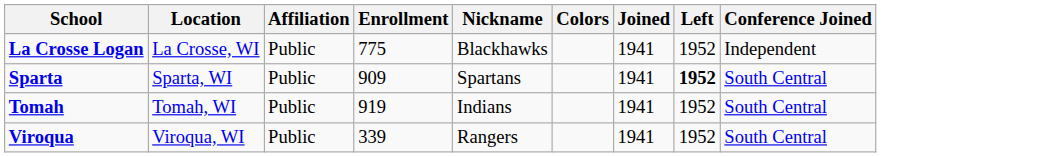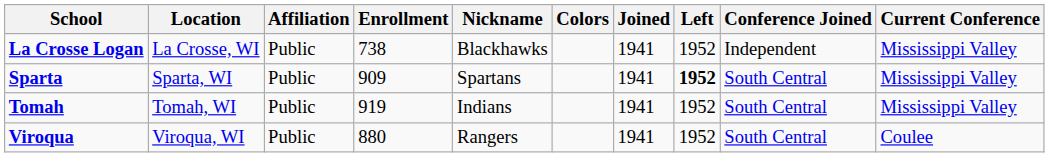+ column: (960, 19)
(372, 48) 775 -> (372, 48) 738
(372, 136) 339 -> (372, 136) 880
